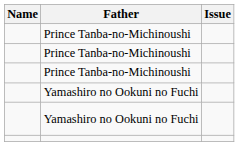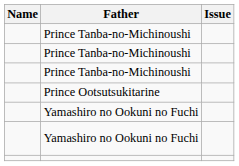+ row: (23, 92)
